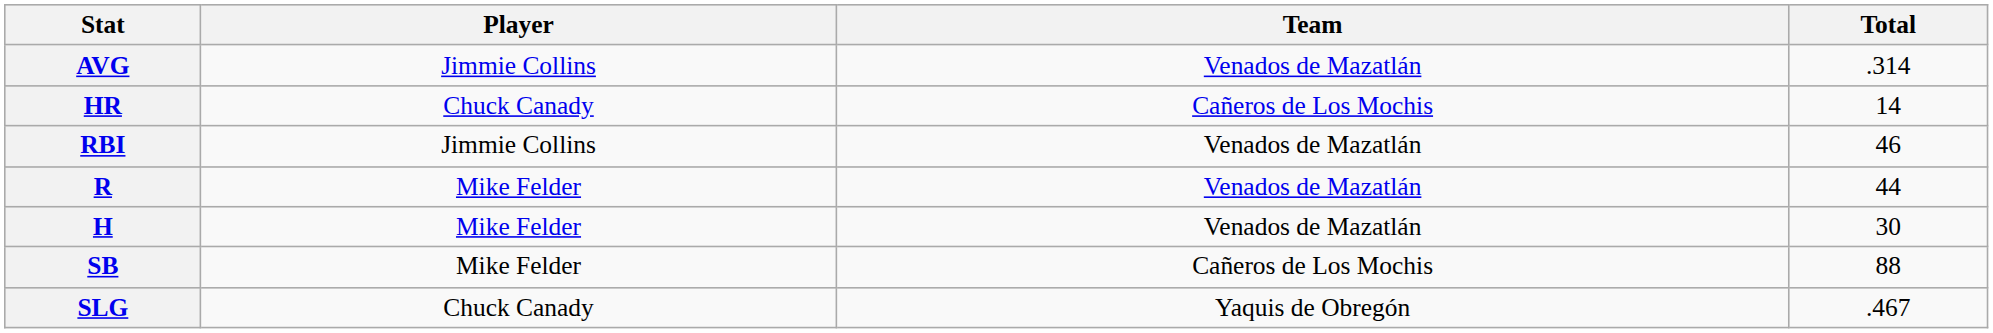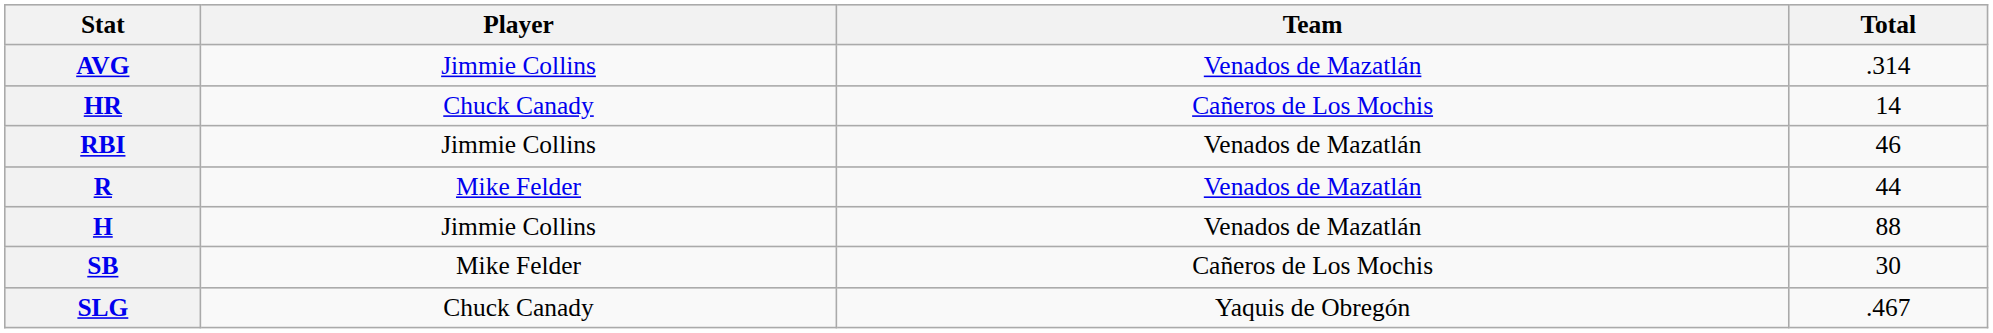(519, 226) Mike Felder -> (519, 226) Jimmie Collins
(1888, 226) 30 -> (1888, 226) 88
(1888, 266) 88 -> (1888, 266) 30
